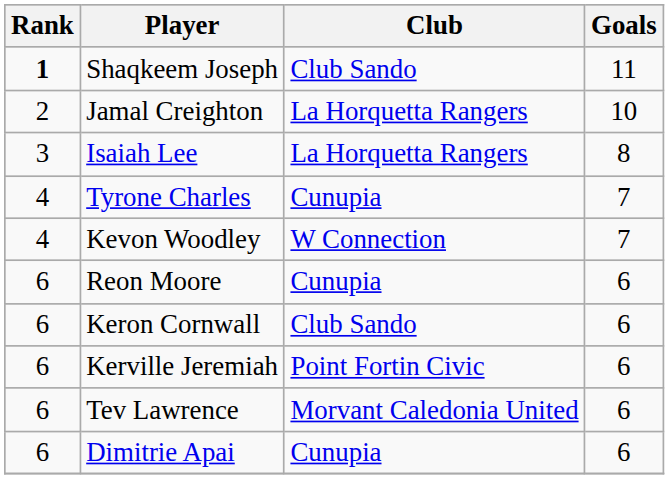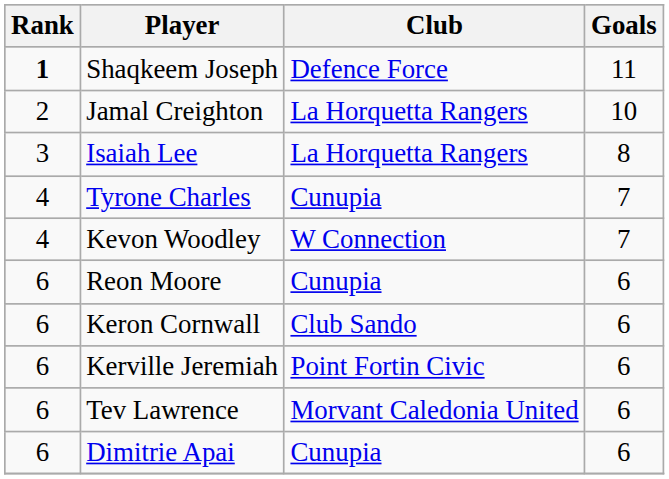(354, 68) Club Sando -> (369, 68) Defence Force
